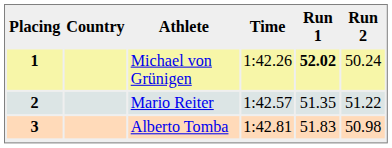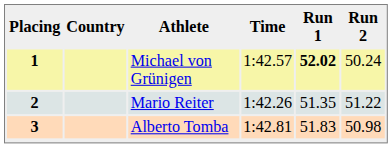(268, 60) 1:42.26 -> (268, 60) 1:42.57
(268, 102) 1:42.57 -> (268, 102) 1:42.26
